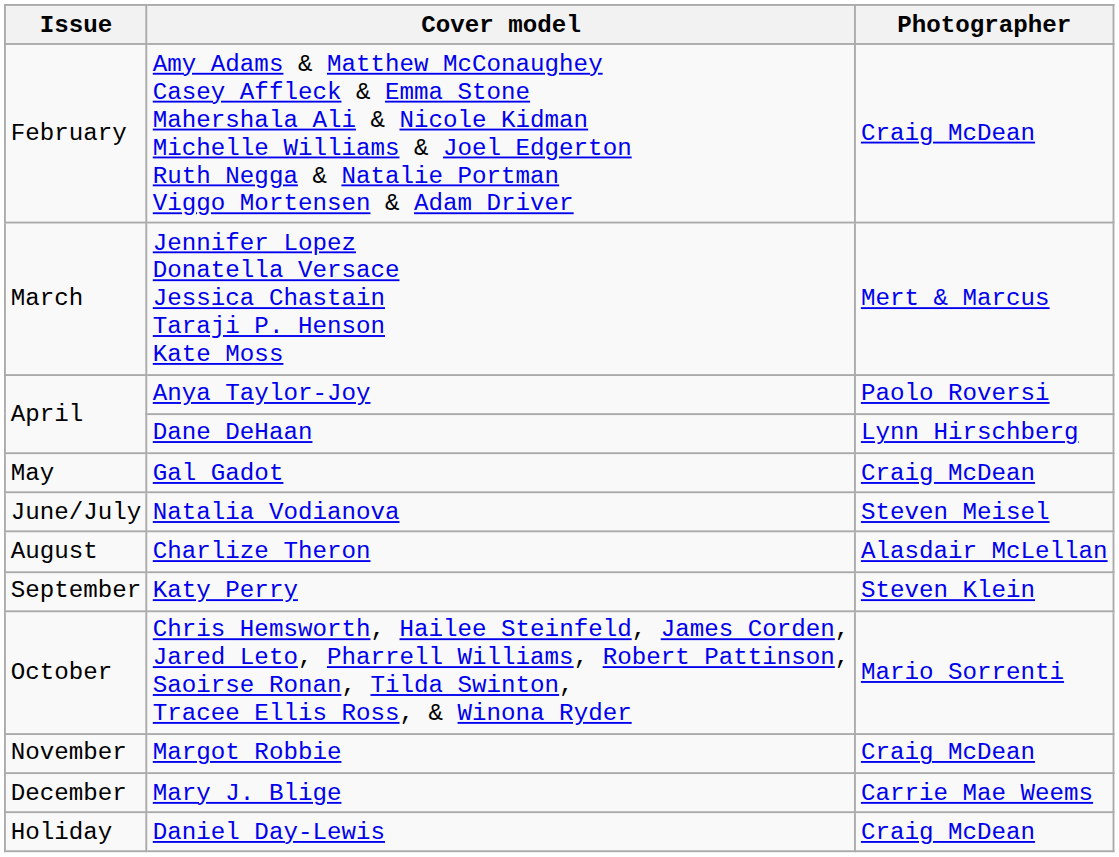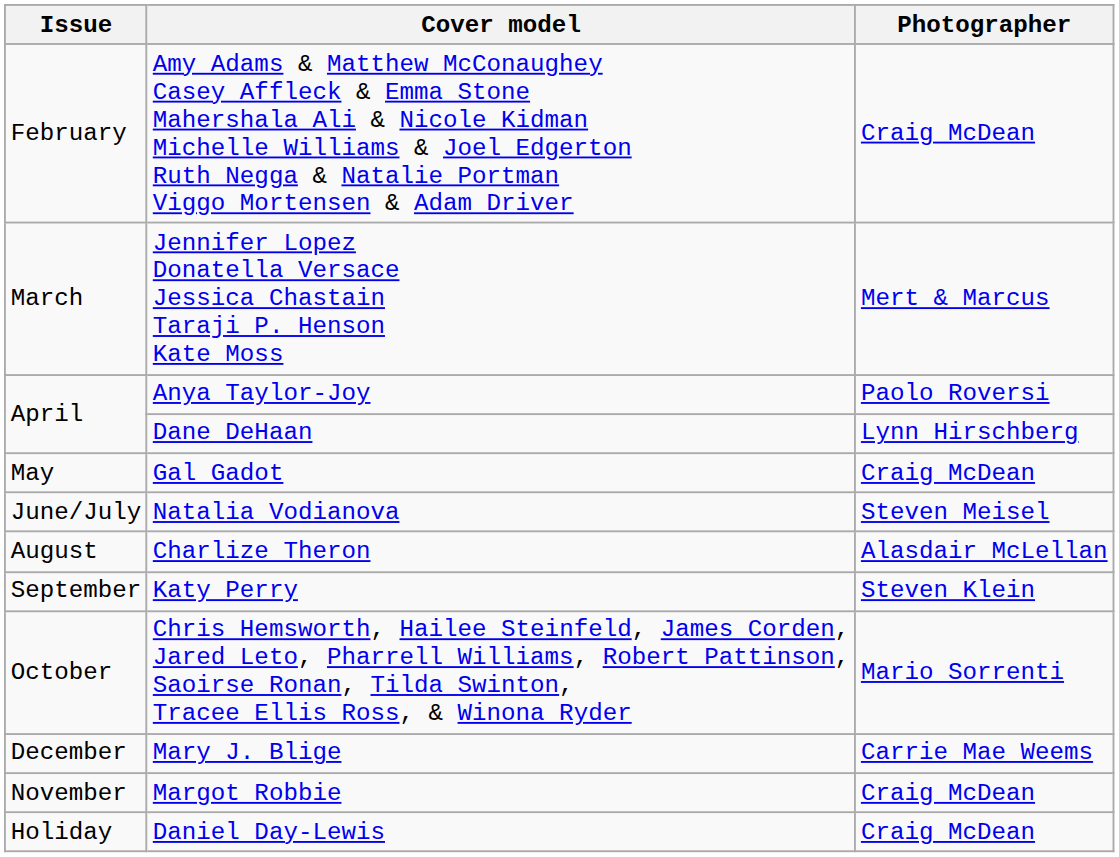rows swapped: (247, 754) <-> (247, 793)
